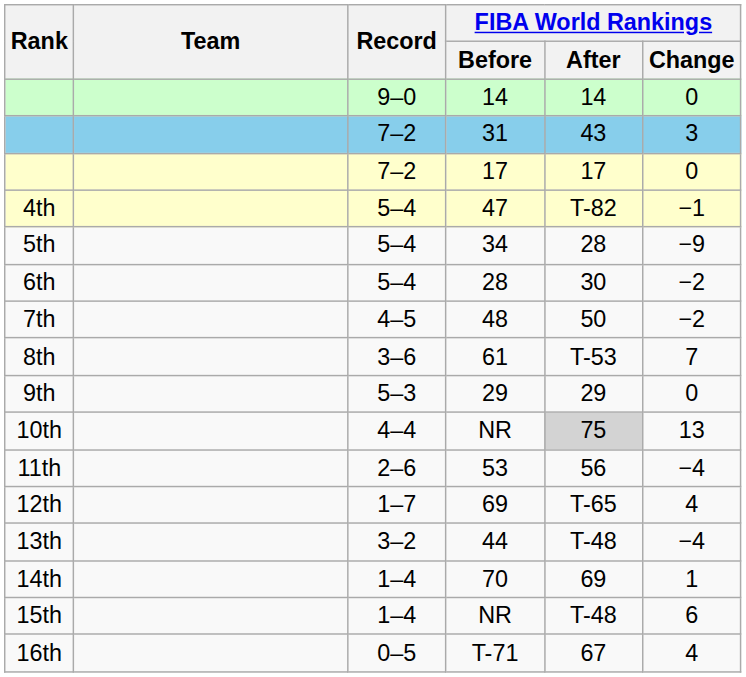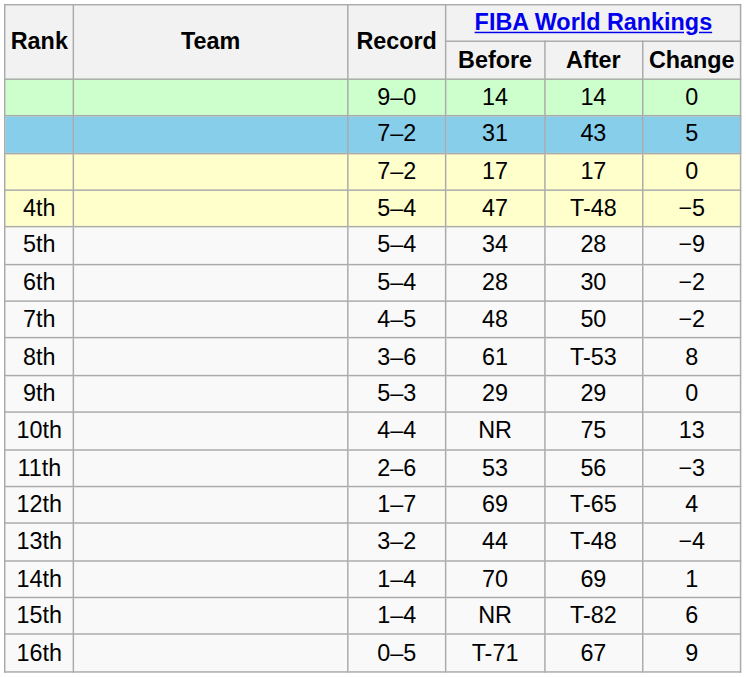(692, 134) 3 -> (692, 134) 5
(593, 208) T-82 -> (593, 208) T-48
(692, 208) −1 -> (692, 208) −5
(692, 356) 7 -> (692, 356) 8
(593, 430) lightgrey background -> (593, 430) no background
(692, 467) −4 -> (692, 467) −3
(593, 615) T-48 -> (593, 615) T-82
(692, 652) 4 -> (692, 652) 9
